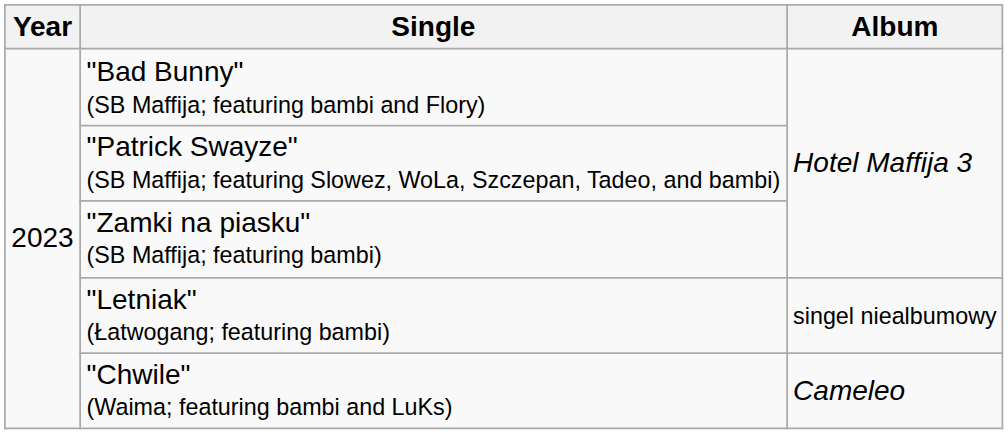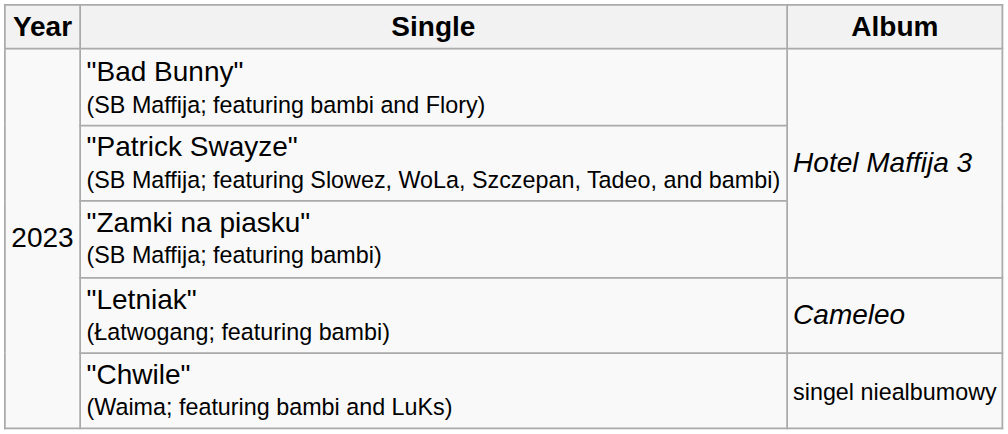(895, 316) singel niealbumowy -> (849, 314) Cameleo
(849, 390) Cameleo -> (895, 392) singel niealbumowy
